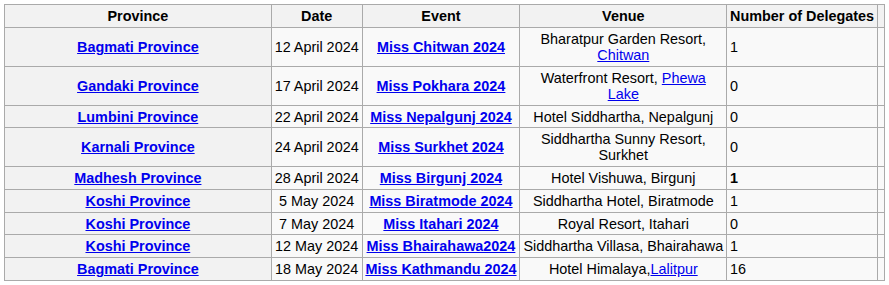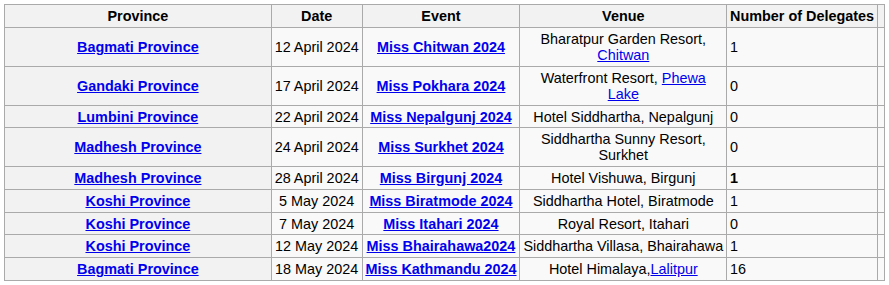(138, 147) Karnali Province -> (138, 147) Madhesh Province
